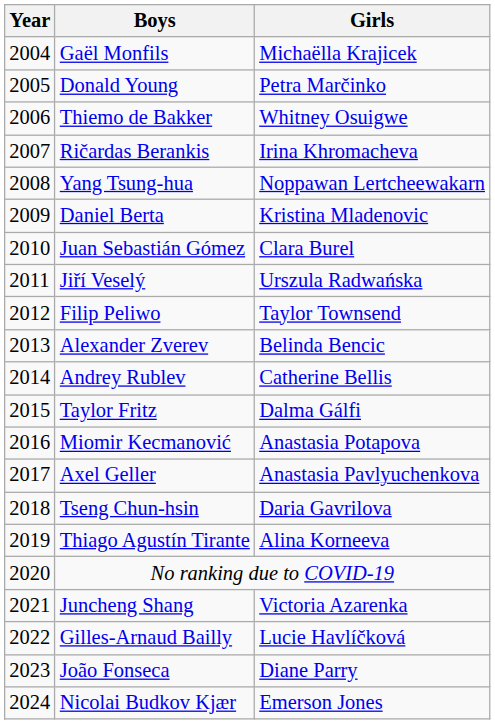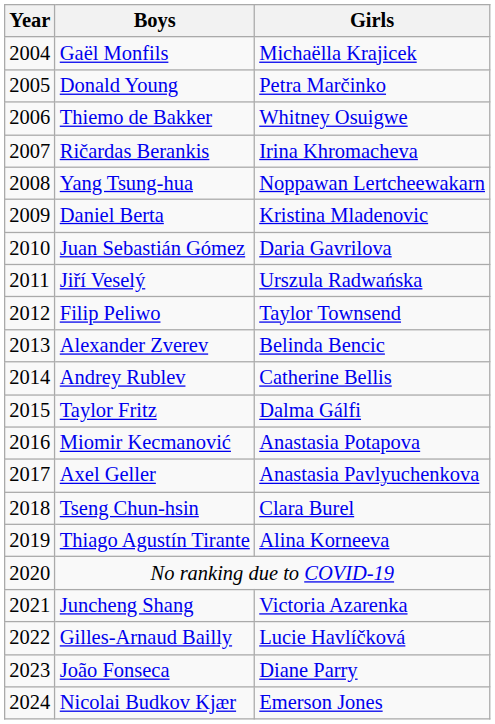(307, 248) Clara Burel -> (325, 248) Daria Gavrilova
(325, 507) Daria Gavrilova -> (307, 507) Clara Burel
